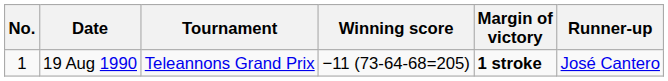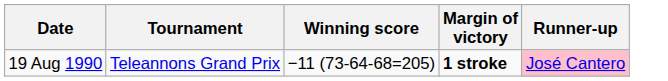- column: (22, 27)
(610, 63) no background -> (576, 63) pink background
